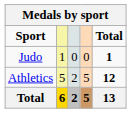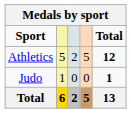rows swapped: (31, 77) <-> (31, 56)
